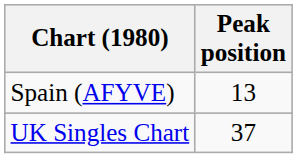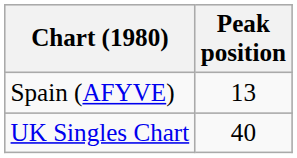(243, 132) 37 -> (243, 132) 40
